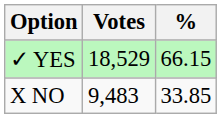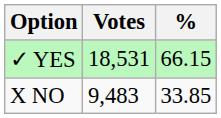(119, 58) 18,529 -> (119, 58) 18,531
